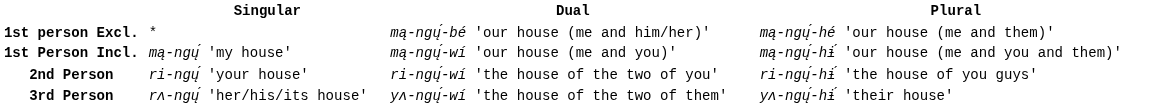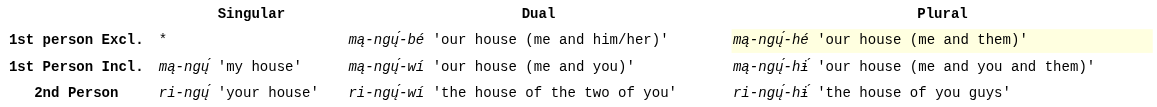(907, 33) no background -> (880, 41) lightyellow background
- row: (71, 96)
